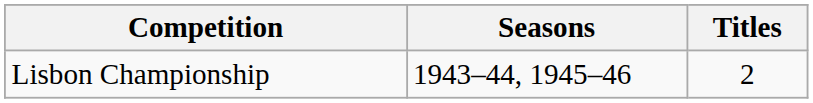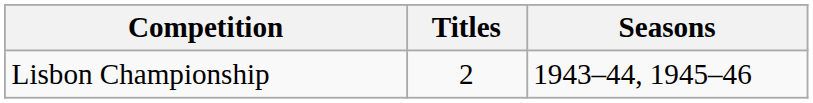columns swapped: (747, 27) <-> (547, 27)
